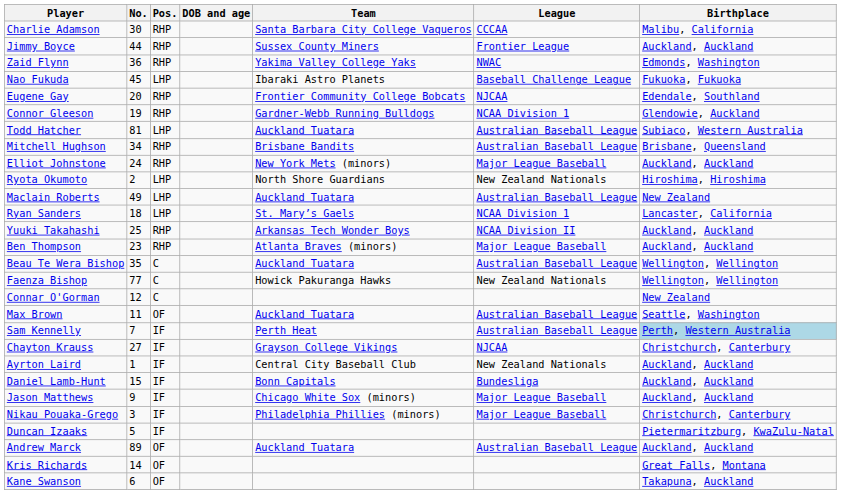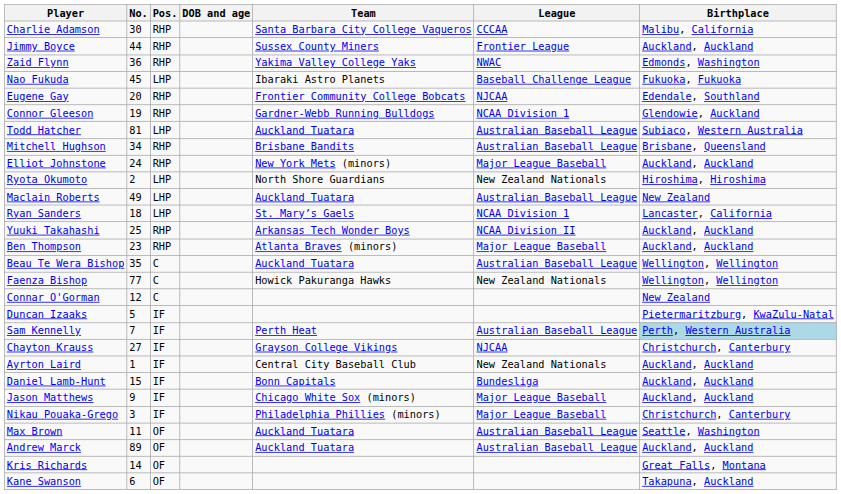rows swapped: (47, 431) <-> (35, 314)
